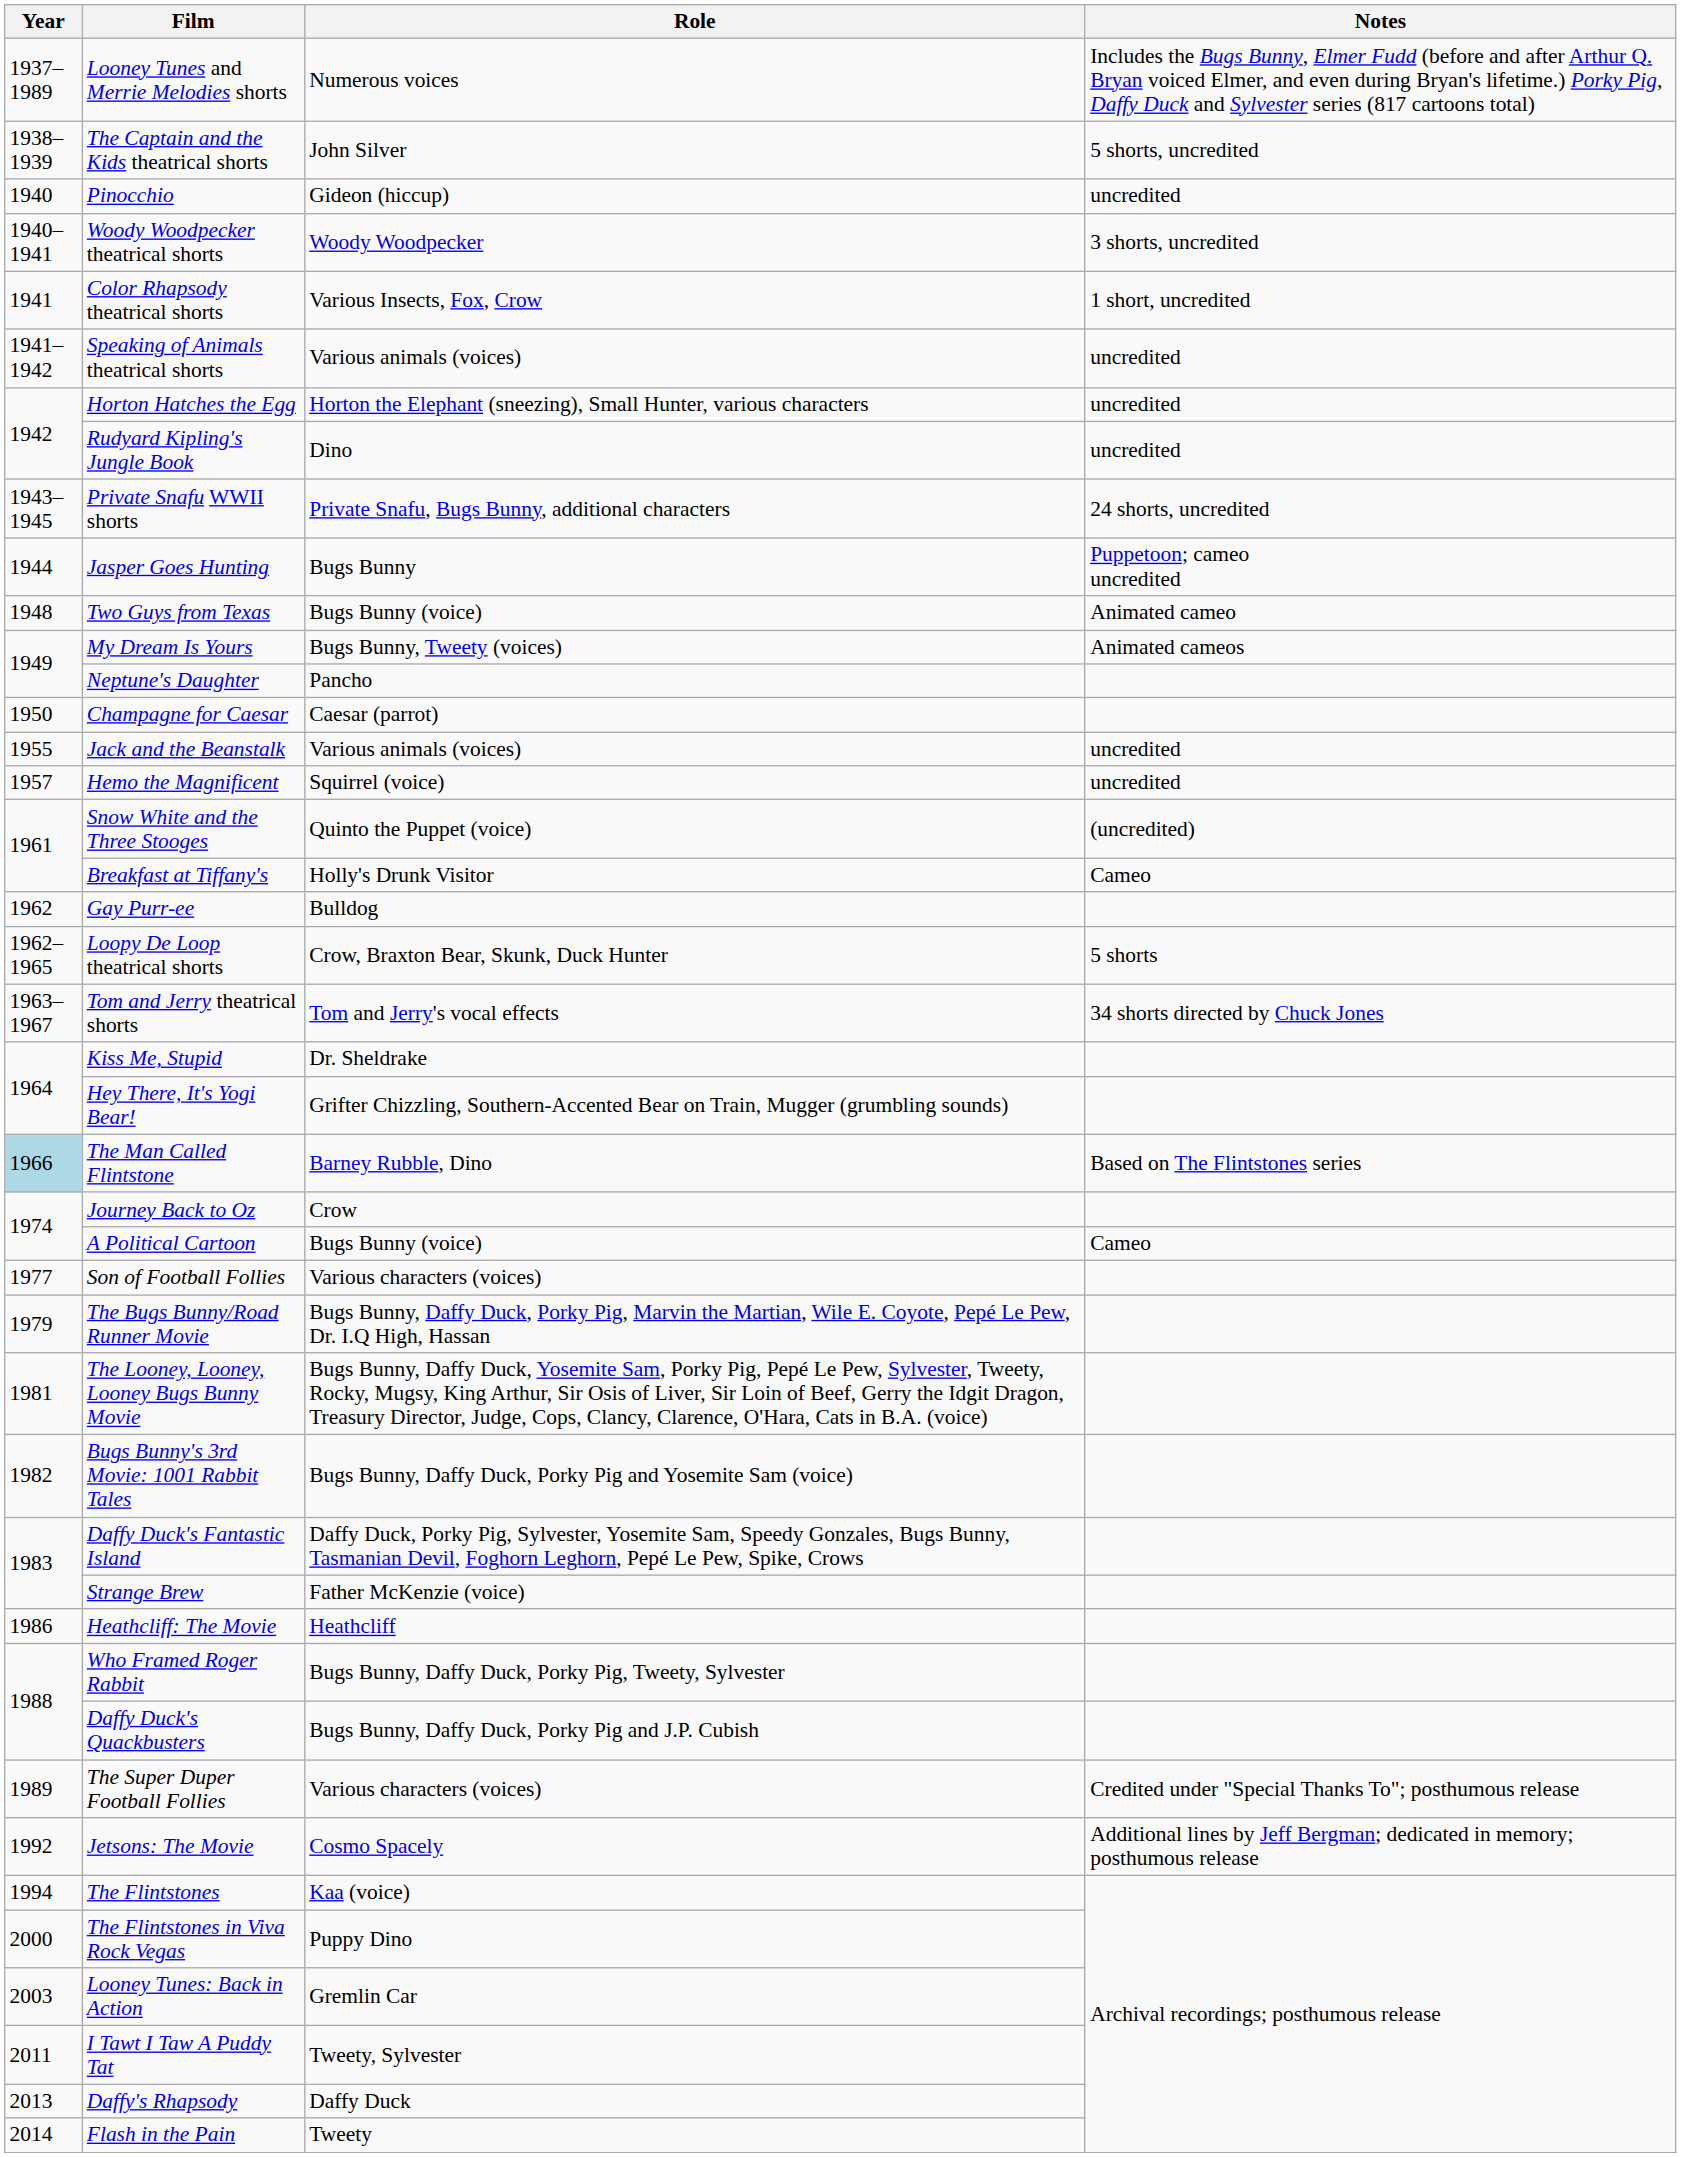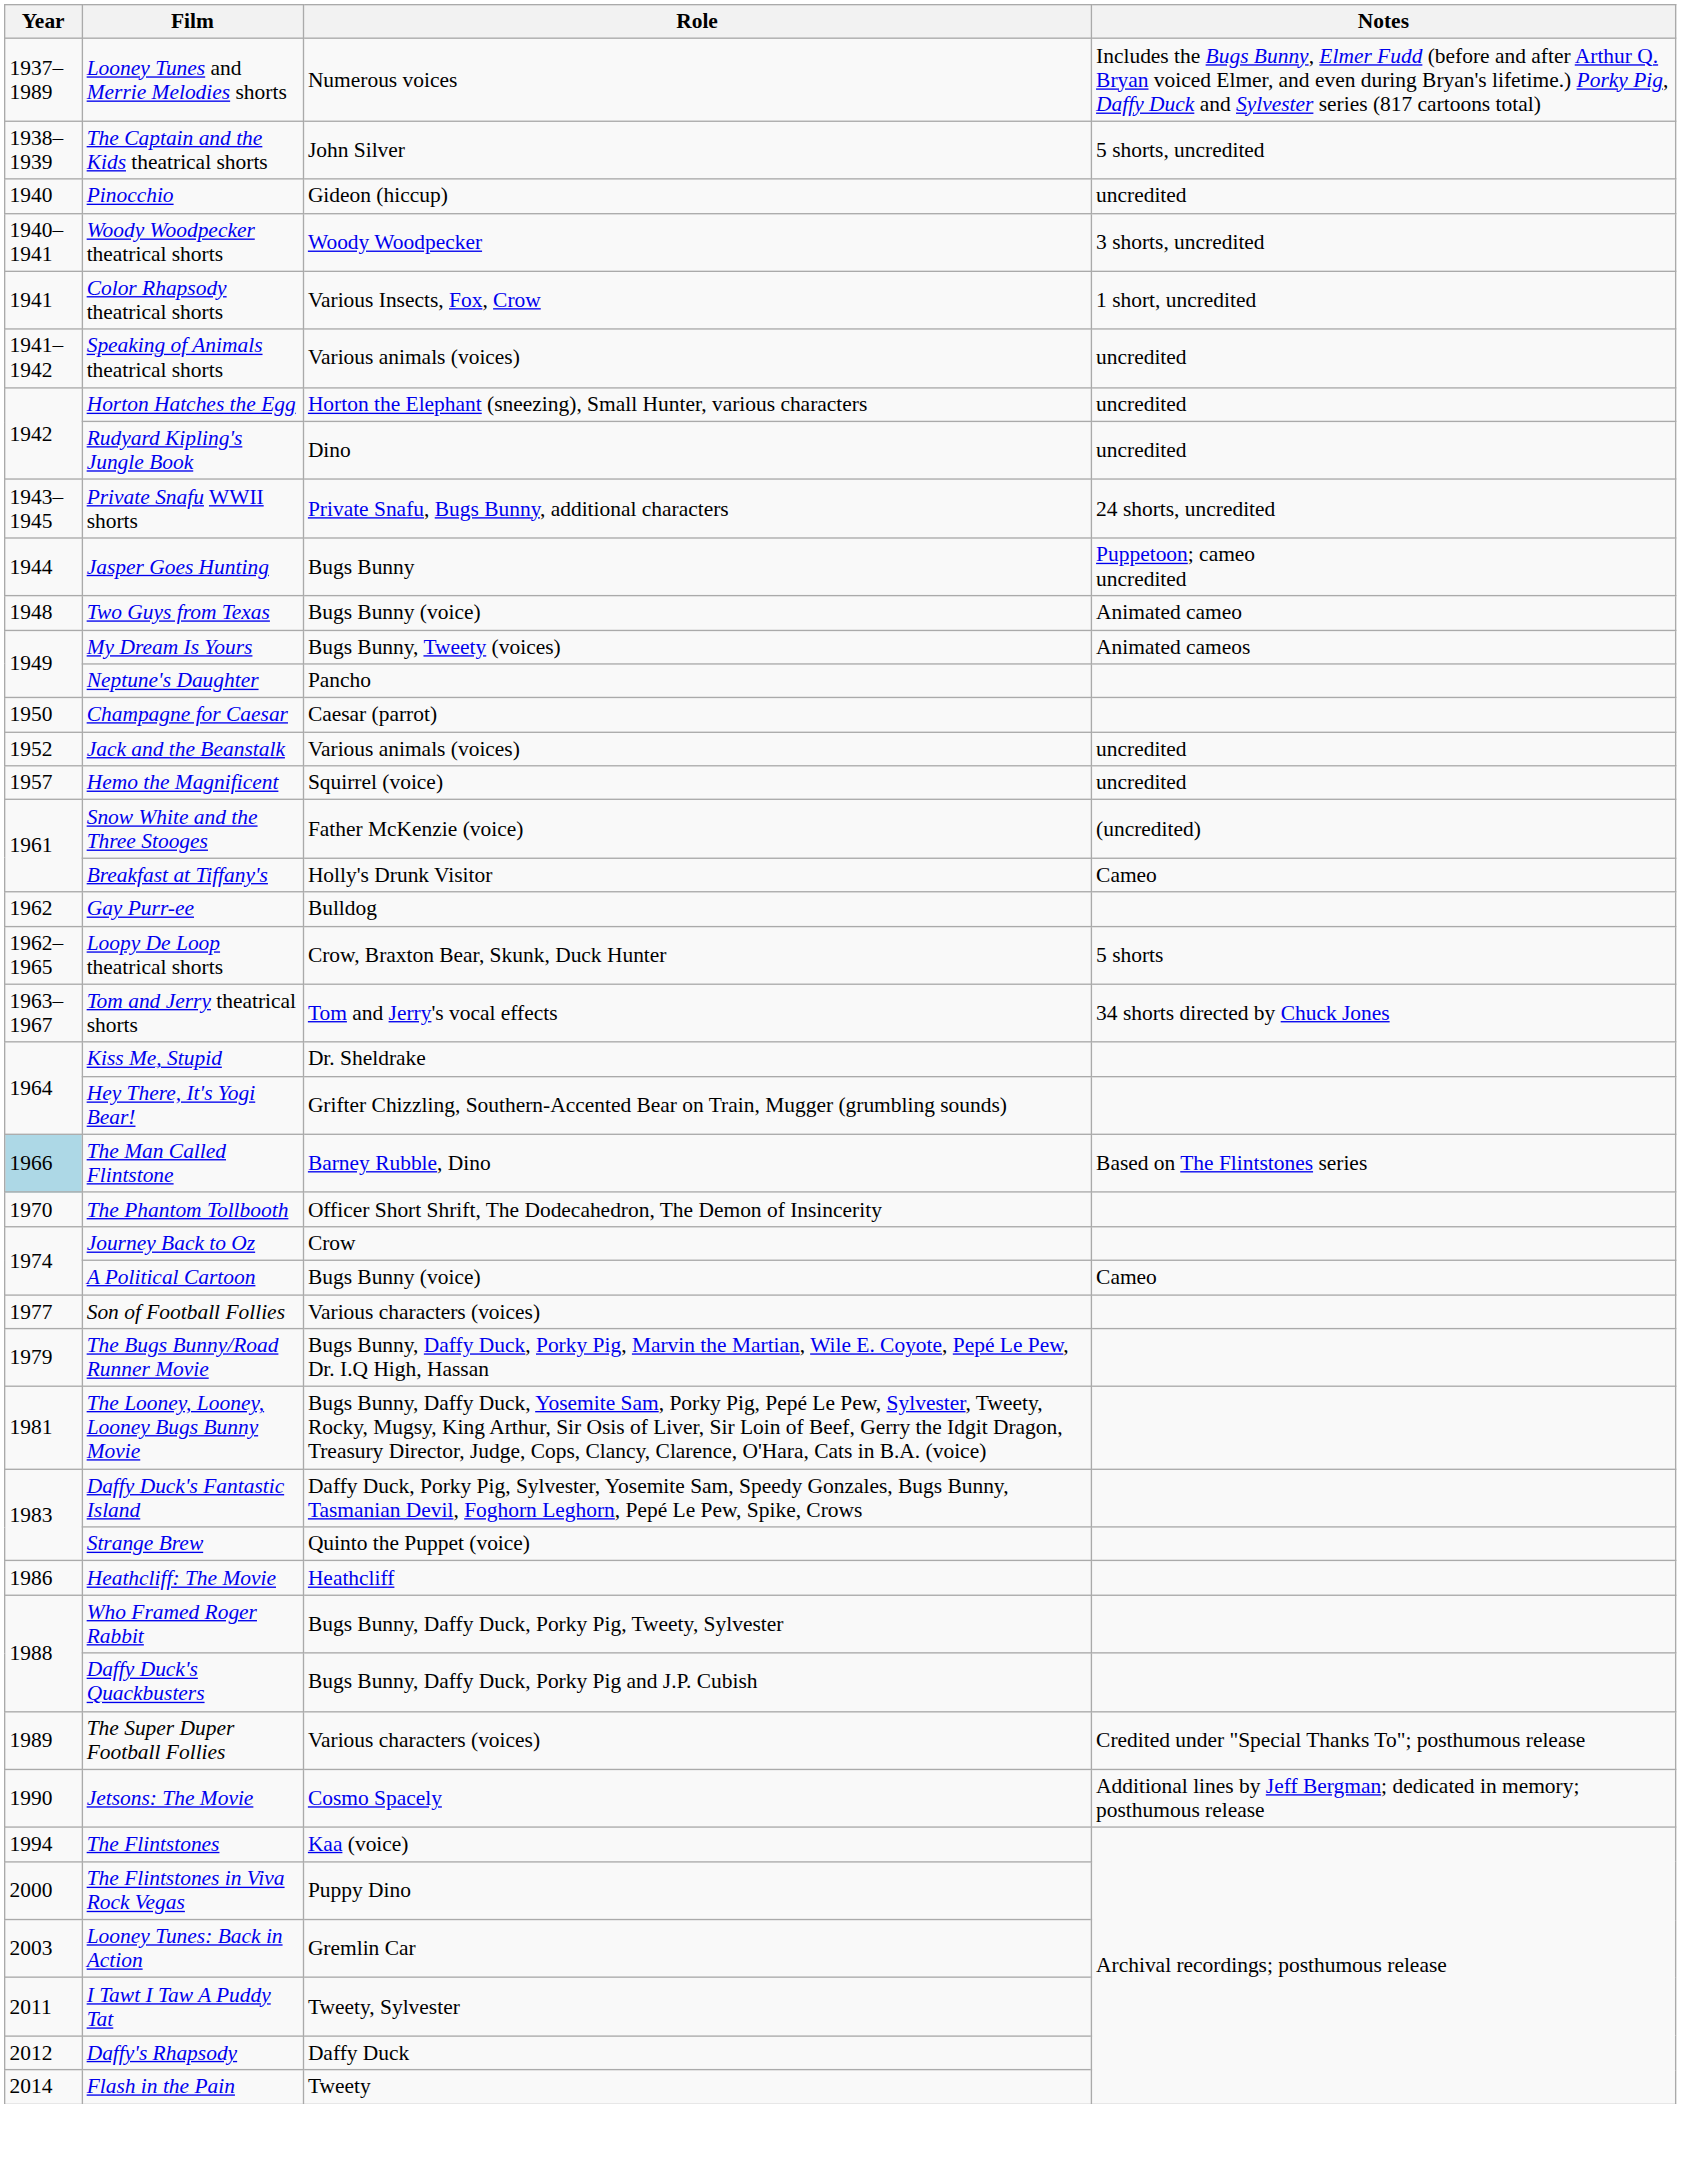(31, 748) 1955 -> (31, 748) 1952
(420, 828) Quinto the Puppet (voice) -> (416, 828) Father McKenzie (voice)
+ row: (188, 1209)
- row: (173, 1475)
(417, 1591) Father McKenzie (voice) -> (419, 1543) Quinto the Puppet (voice)
(31, 1846) 1992 -> (31, 1798) 1990
(31, 2100) 2013 -> (31, 2052) 2012
